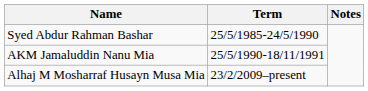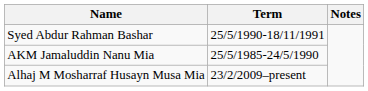(265, 34) 25/5/1985-24/5/1990 -> (268, 34) 25/5/1990-18/11/1991
(268, 55) 25/5/1990-18/11/1991 -> (265, 55) 25/5/1985-24/5/1990
